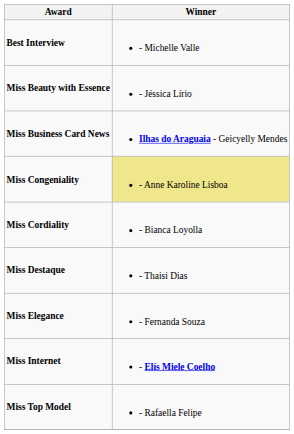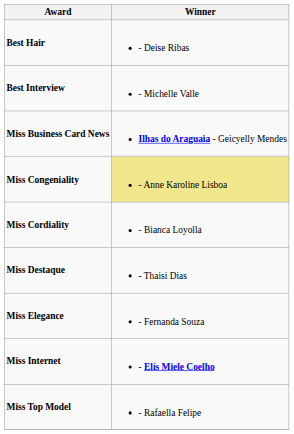+ row: (26, 42)
- row: (58, 88)
